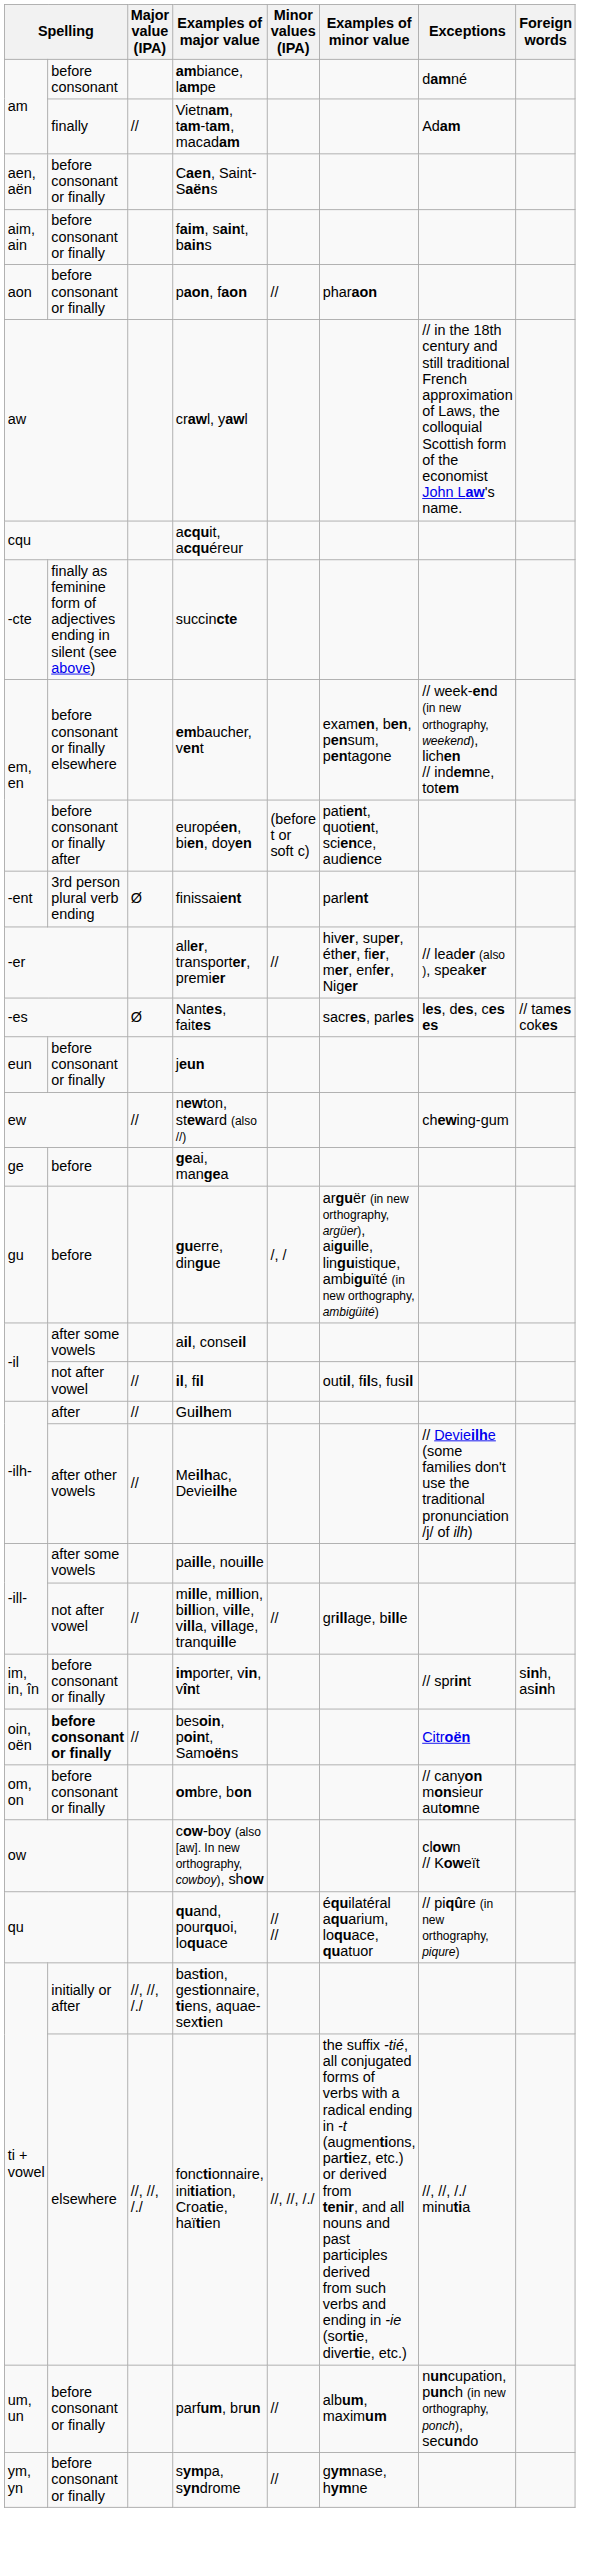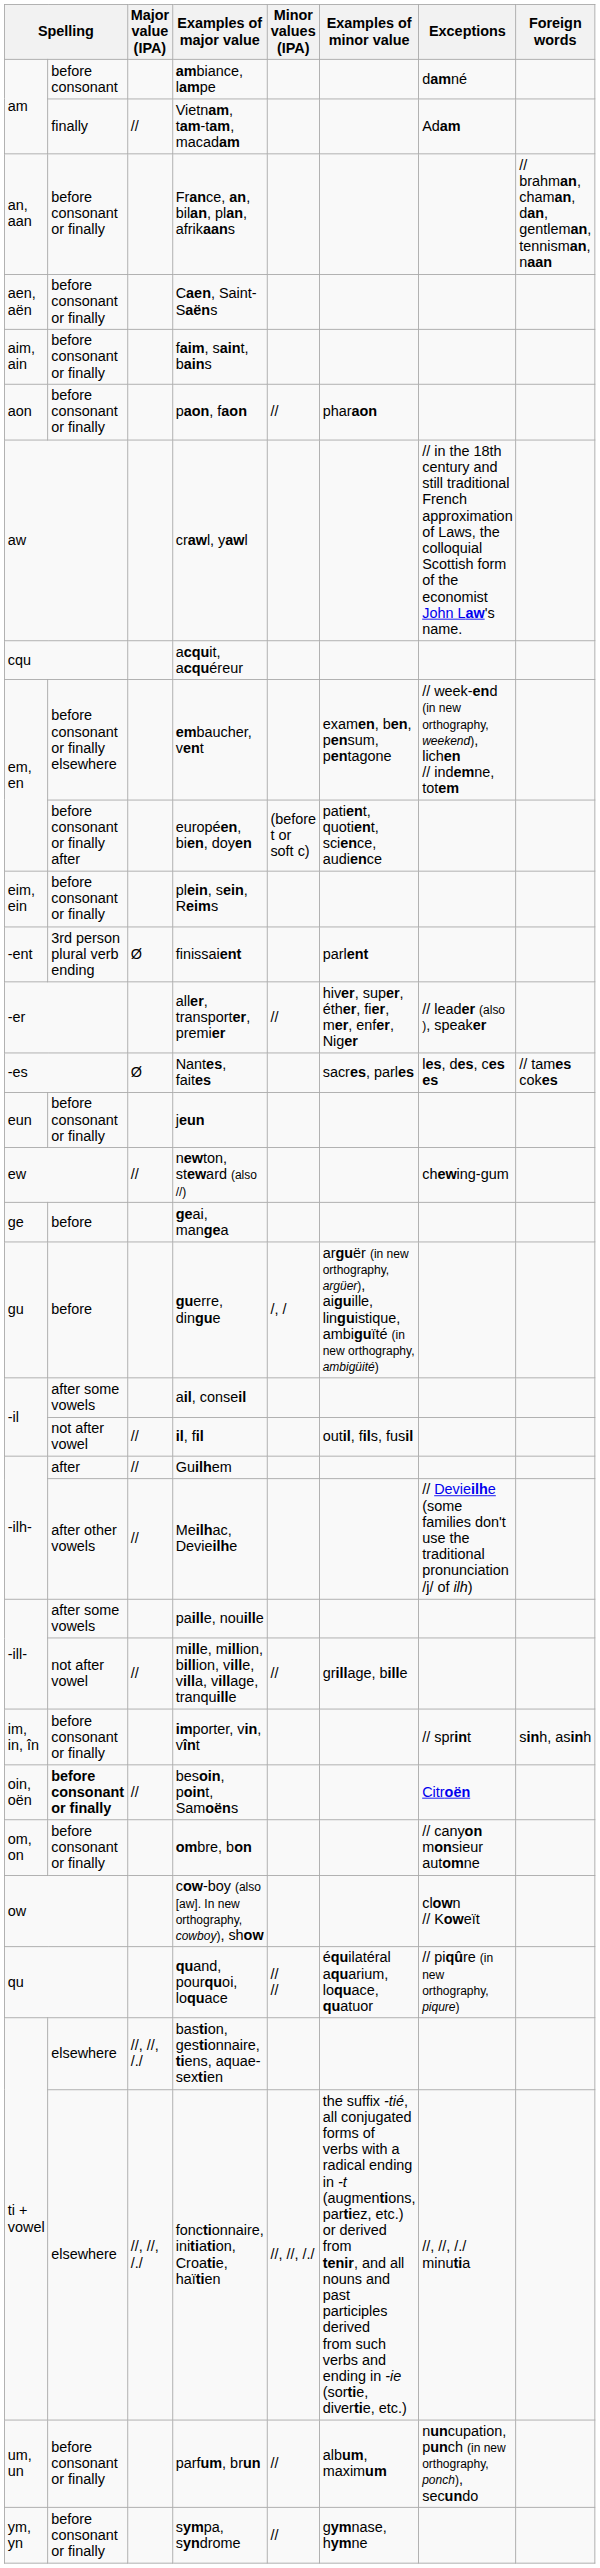+ row: (213, 214)
- row: (207, 619)
+ row: (212, 898)
(81, 1998) initially or after -> (84, 2053) elsewhere
